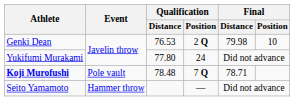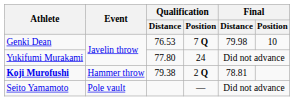(201, 42) 2 Q -> (201, 42) 7 Q
(106, 73) Pole vault -> (116, 73) Hammer throw
(165, 73) 78.48 -> (165, 73) 79.38
(201, 73) 7 Q -> (201, 73) 2 Q
(237, 73) 78.71 -> (237, 73) 78.81
(116, 88) Hammer throw -> (106, 88) Pole vault
